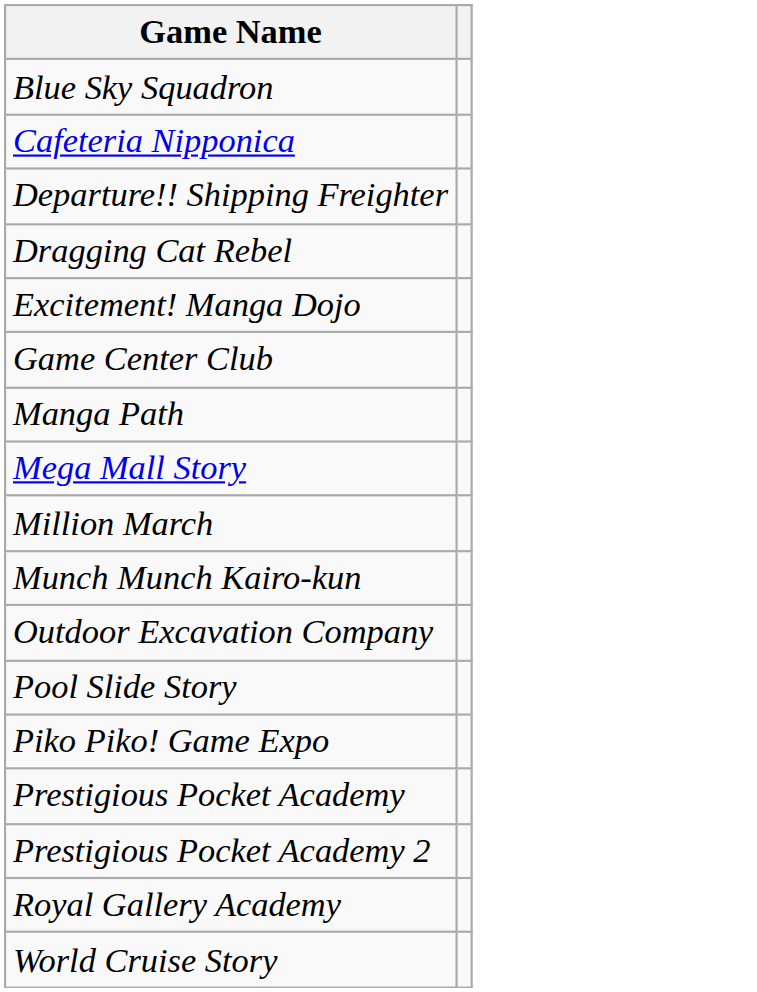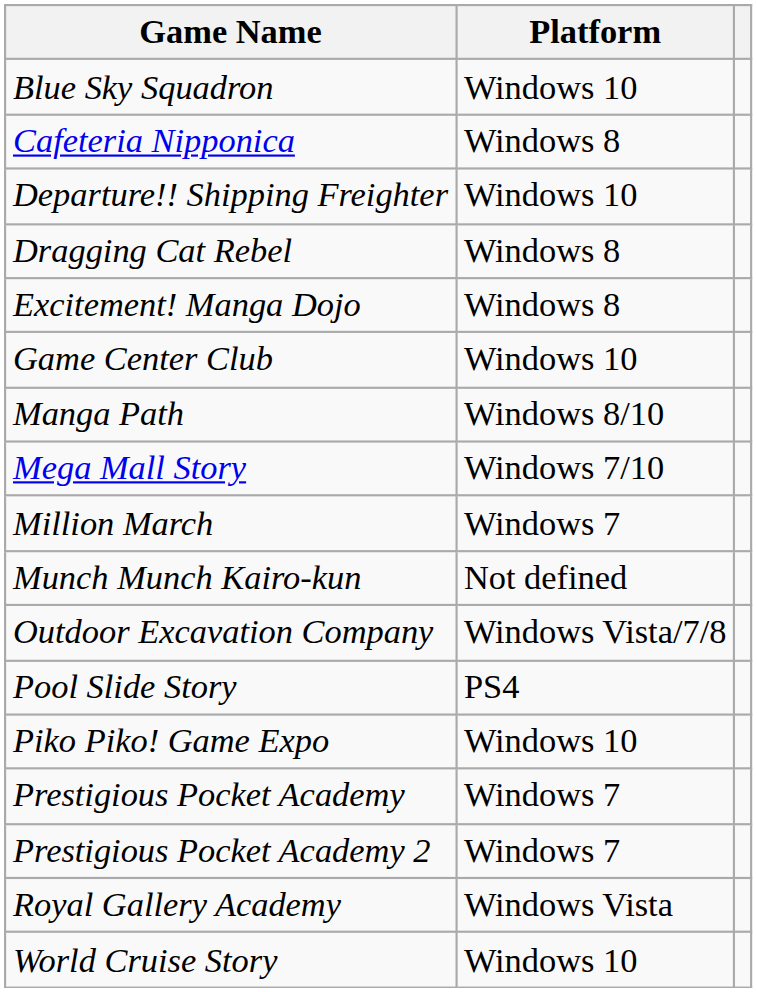+ column: (595, 31)
